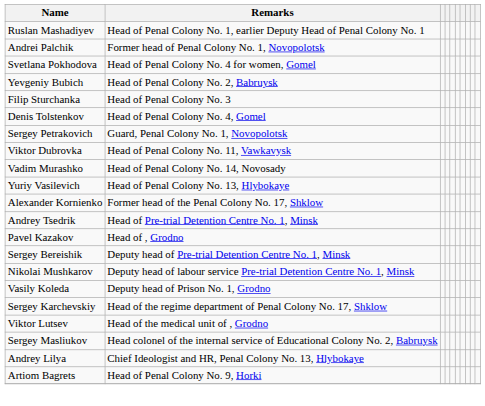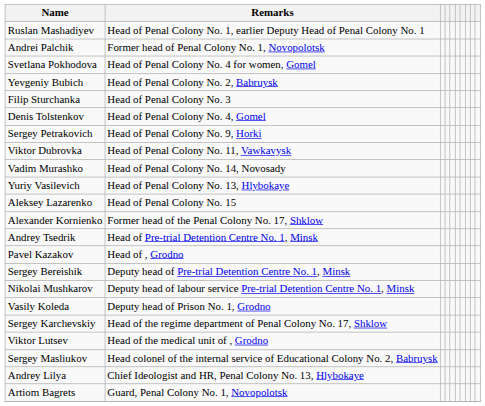(197, 133) Guard, Penal Colony No. 1, Novopolotsk -> (184, 133) Head of Penal Colony No. 9, Horki
+ row: (50, 202)
(184, 375) Head of Penal Colony No. 9, Horki -> (197, 392) Guard, Penal Colony No. 1, Novopolotsk
